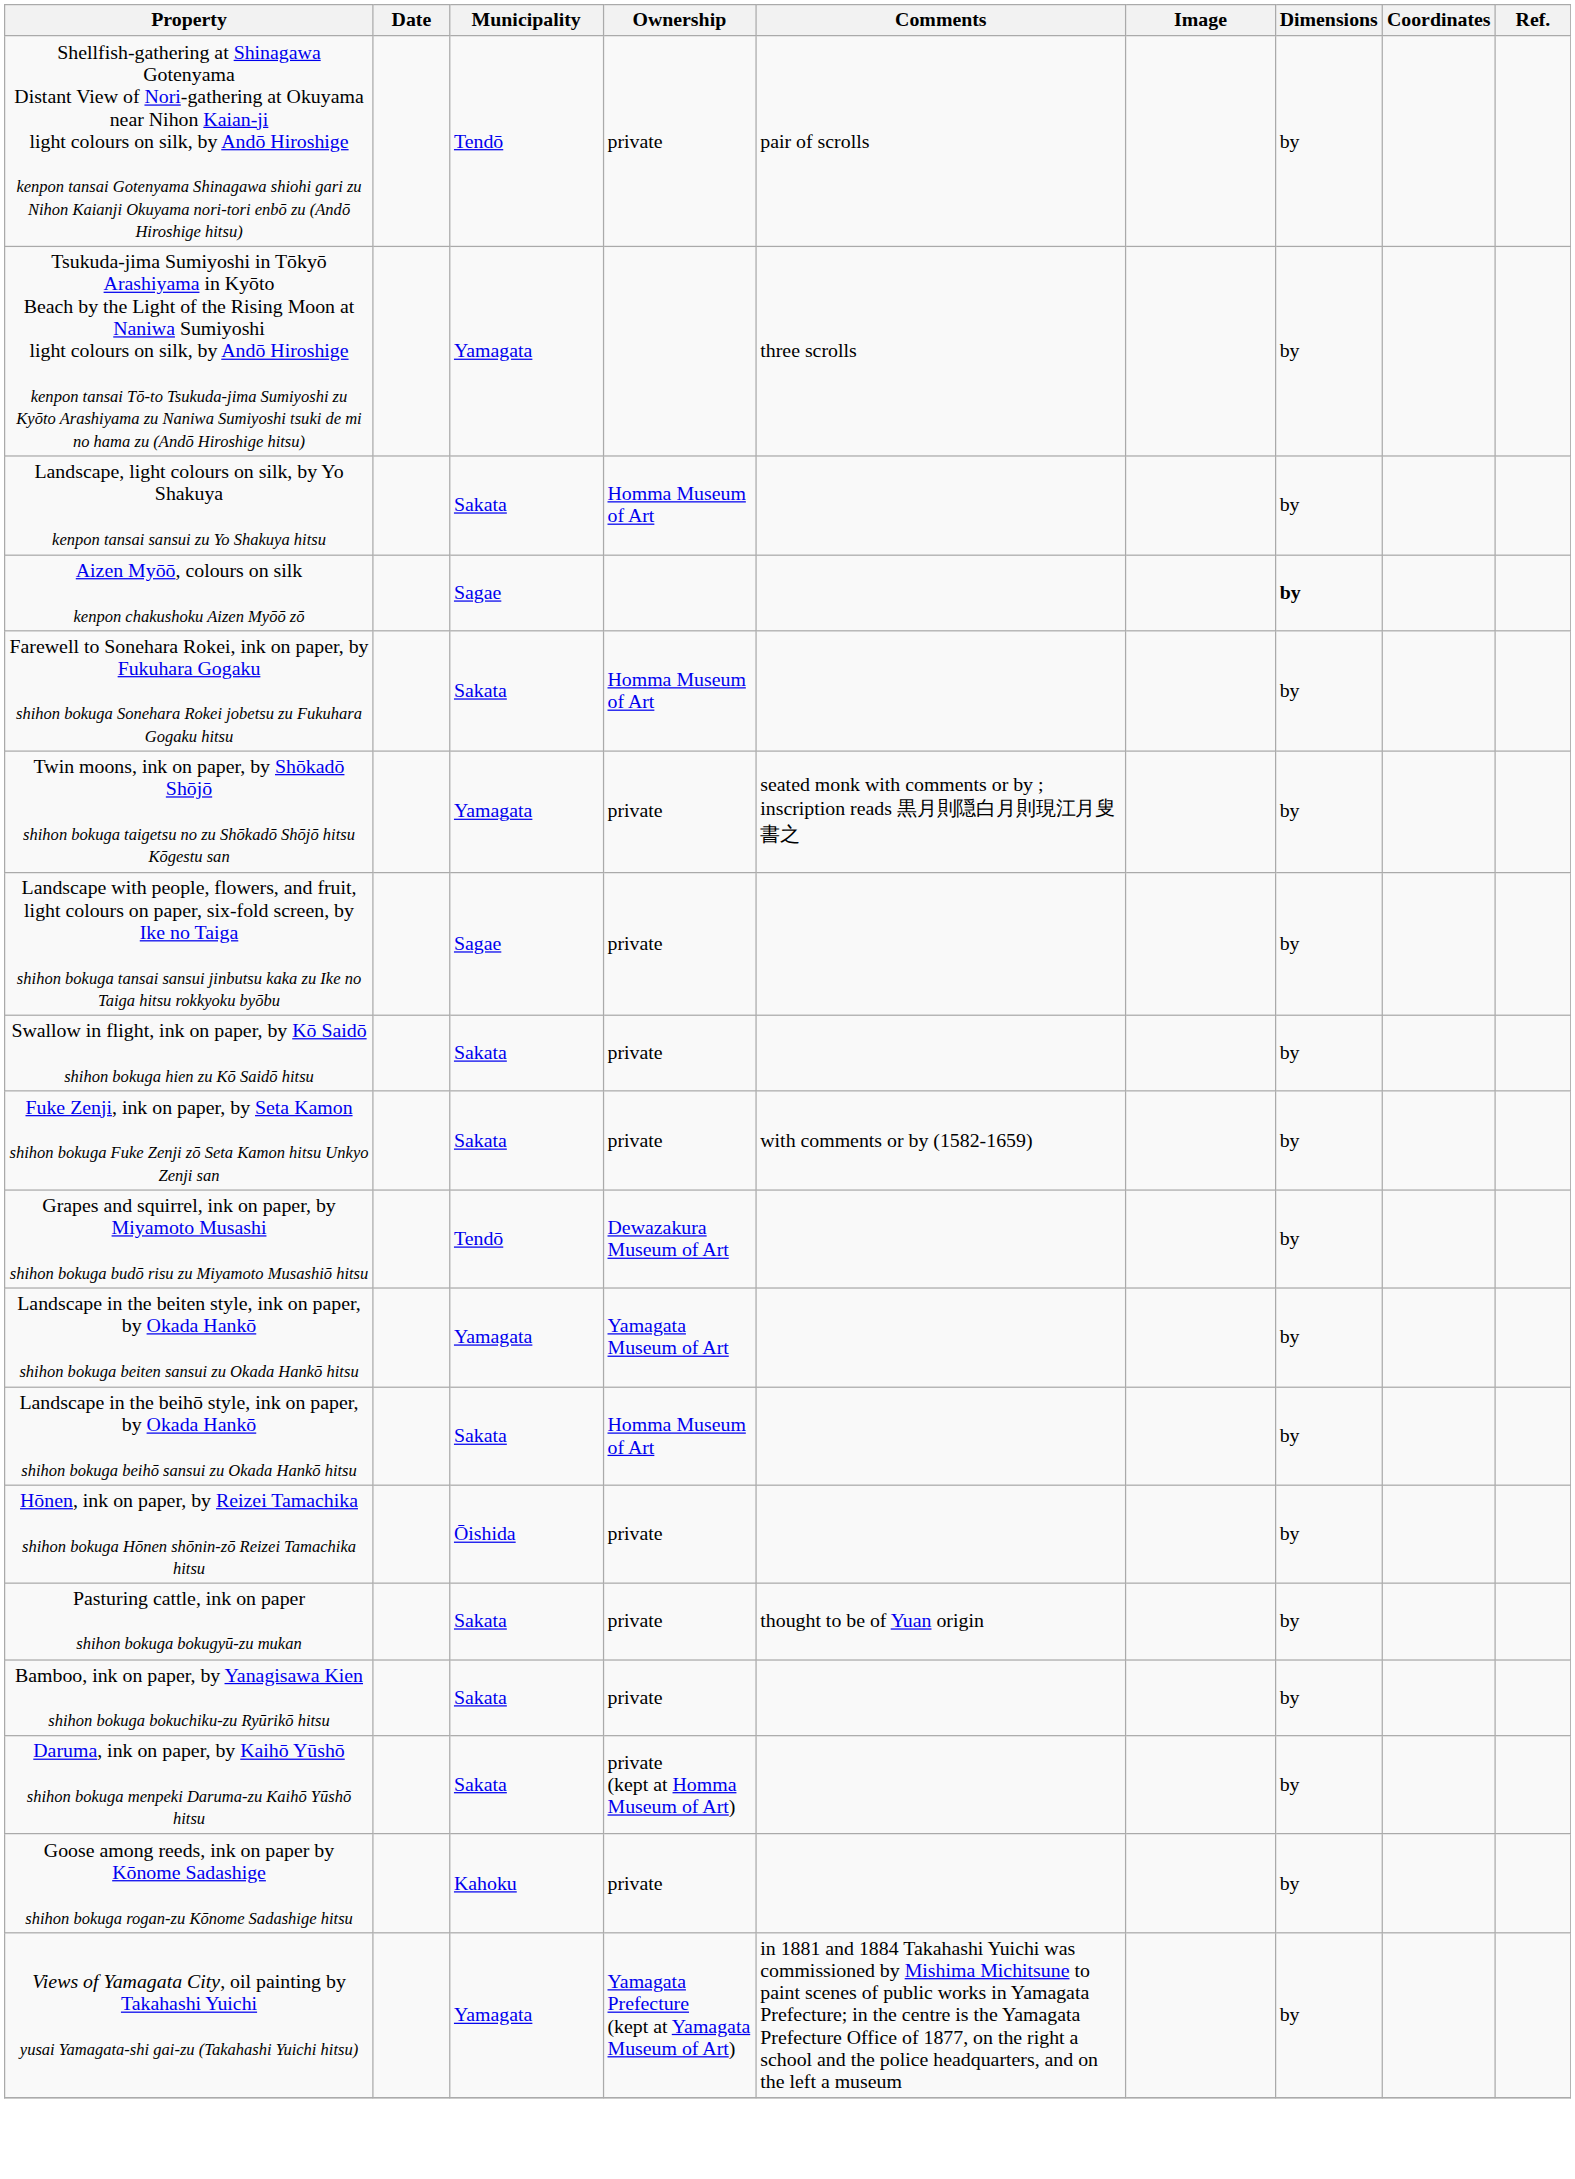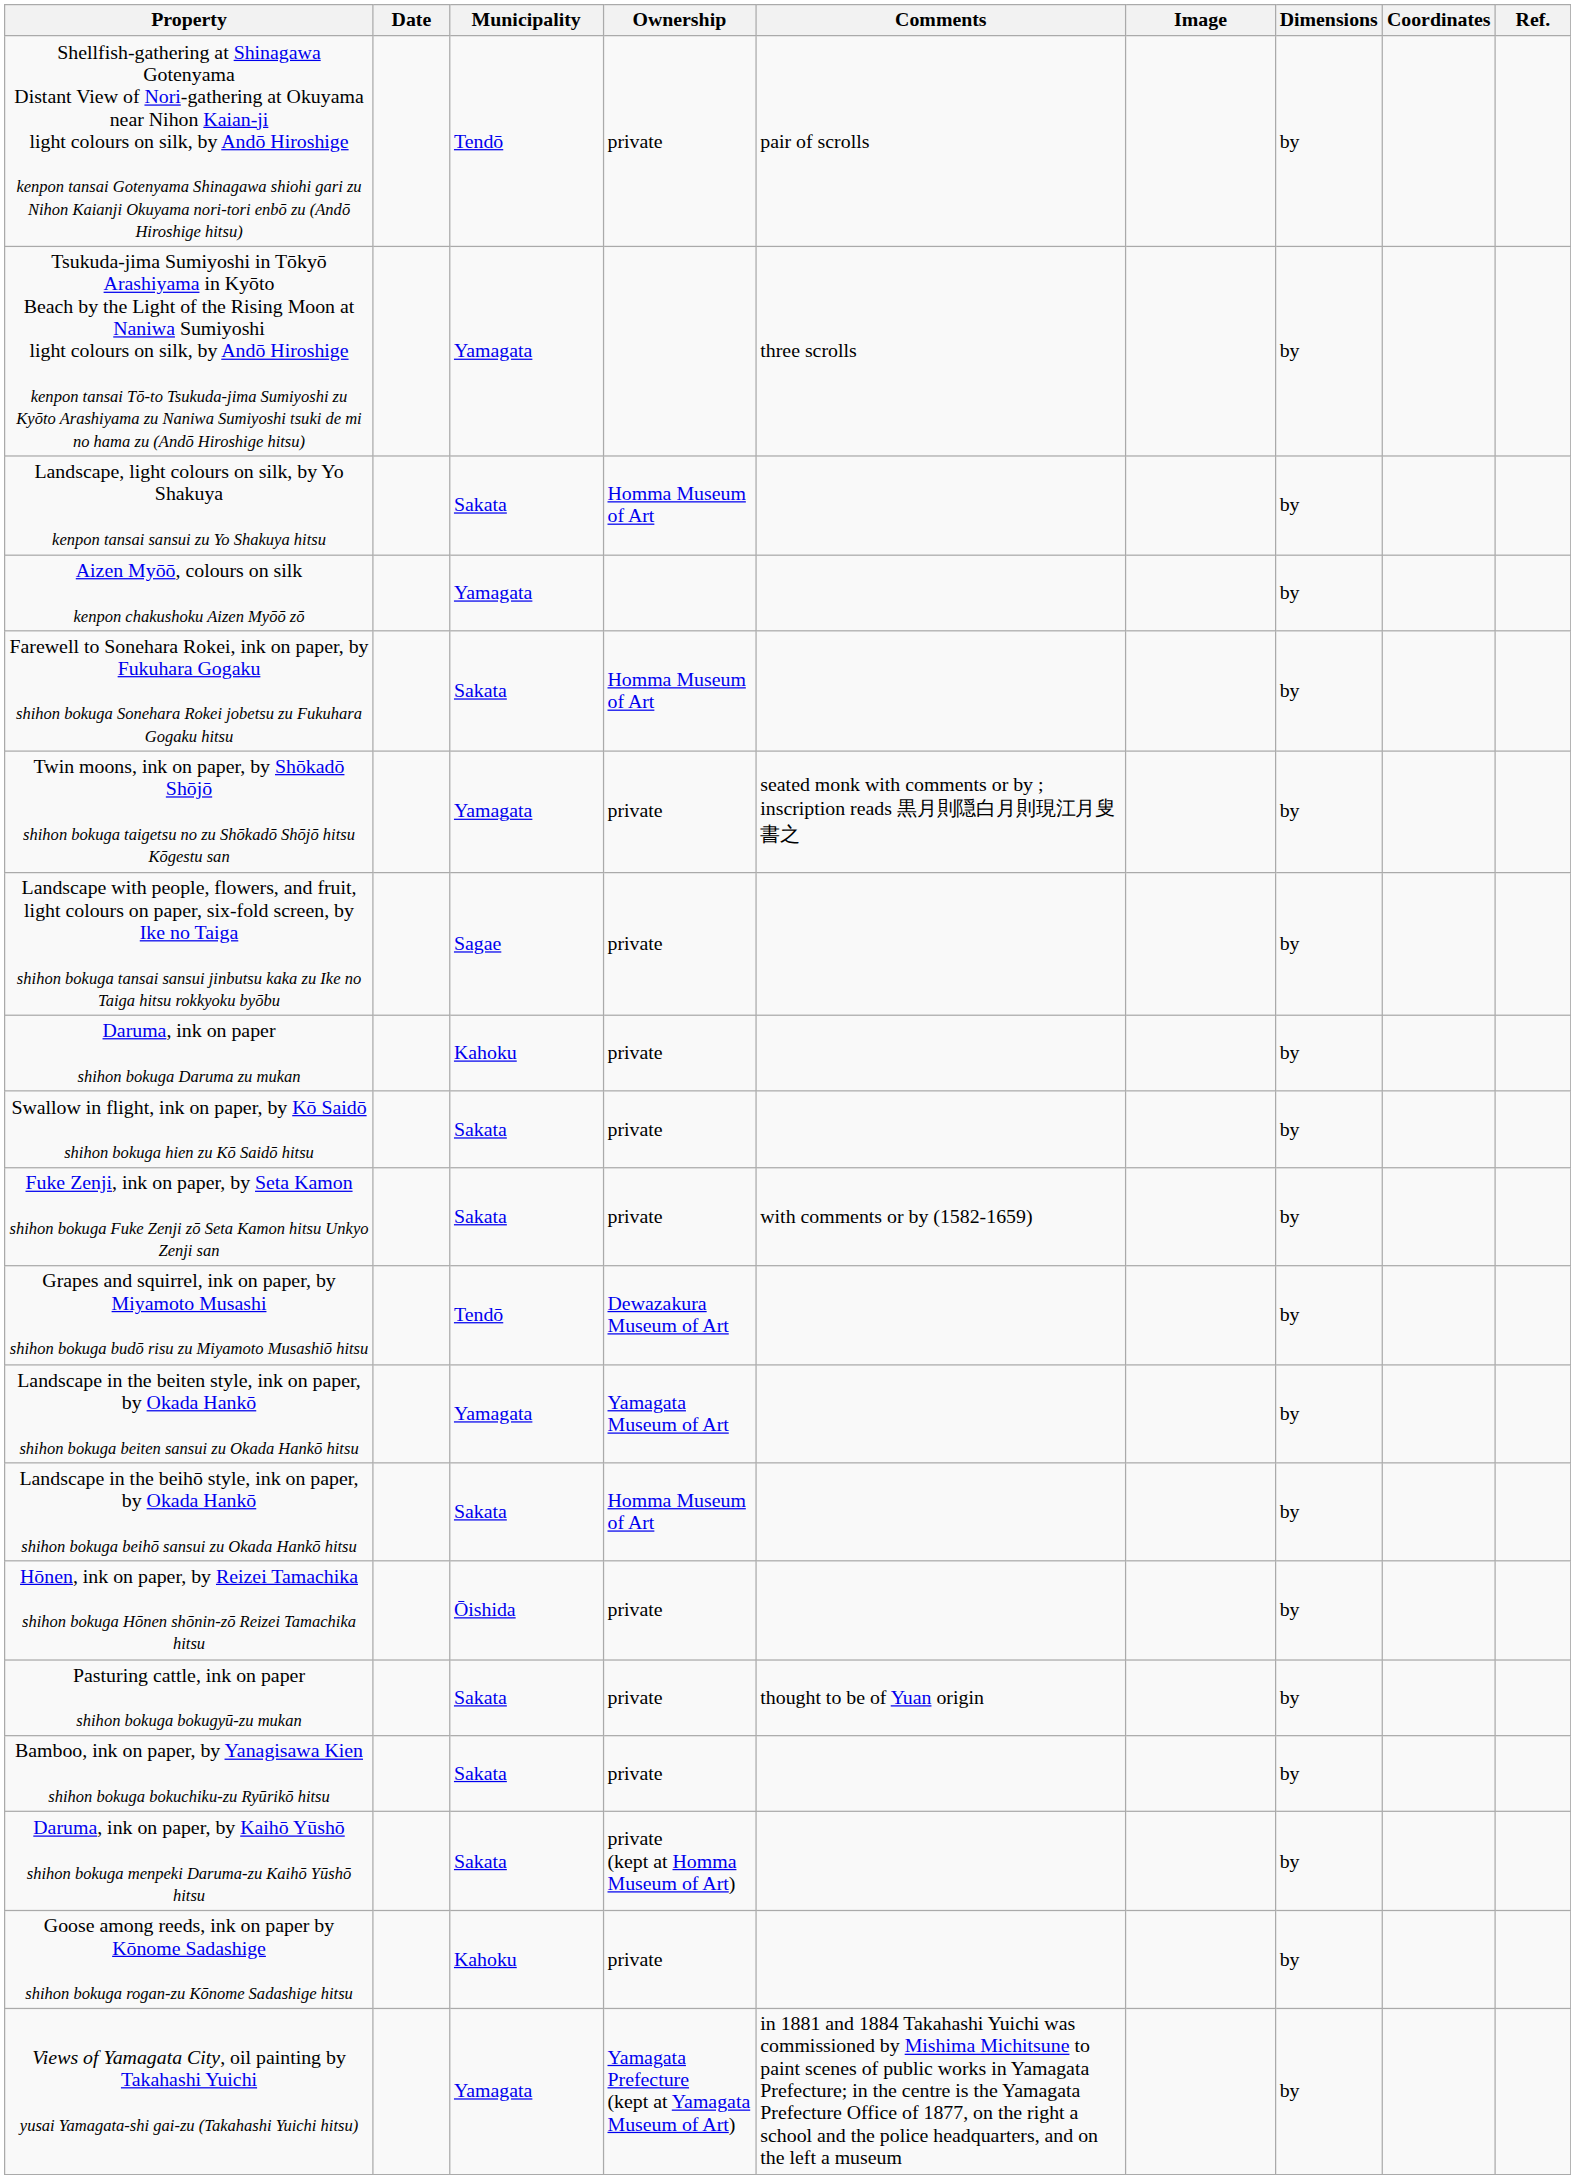(478, 592) Sagae -> (493, 592) Yamagata
(1290, 592) bold -> (1290, 592) normal
+ row: (189, 1053)
